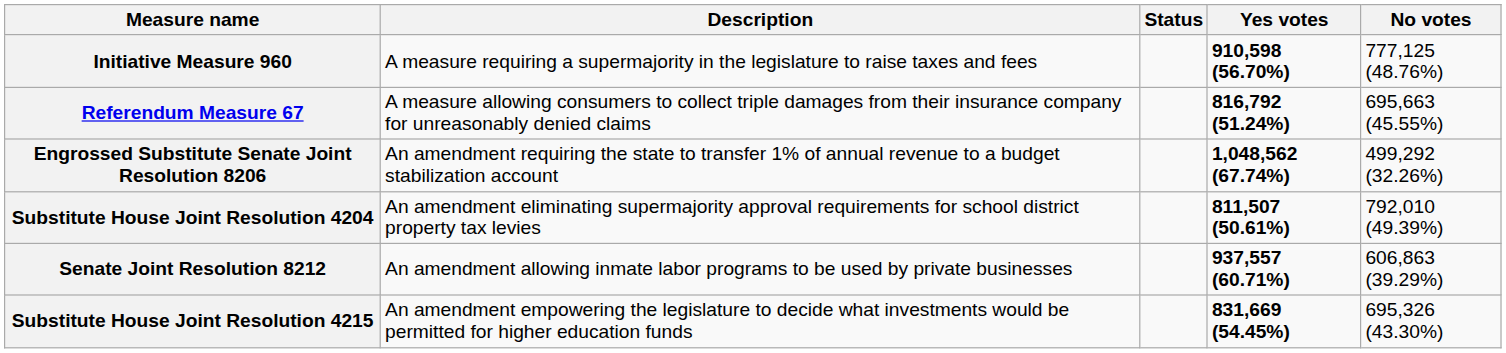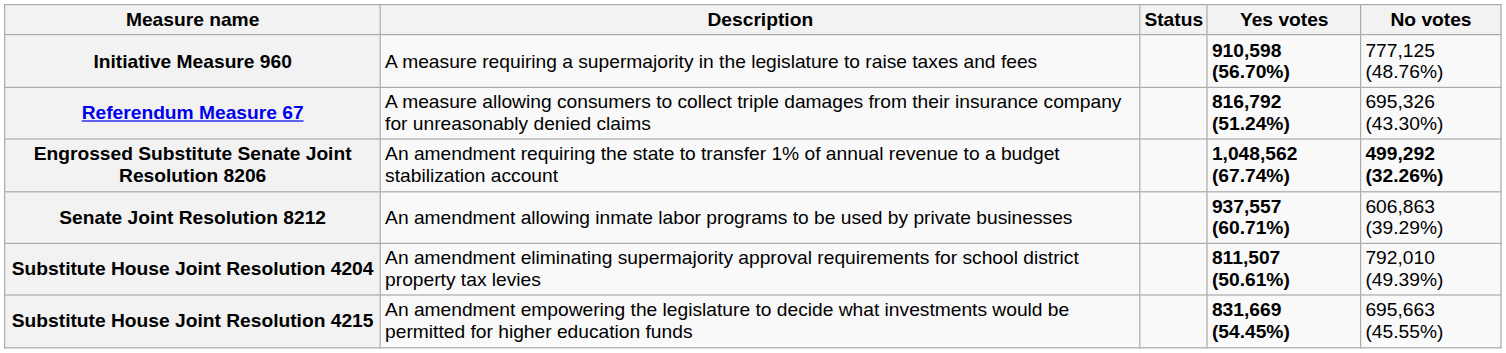(1404, 113) 695,663 (45.55%) -> (1404, 113) 695,326 (43.30%)
(1404, 165) normal -> (1404, 165) bold
rows swapped: (193, 269) <-> (193, 217)
(1404, 321) 695,326 (43.30%) -> (1404, 321) 695,663 (45.55%)
